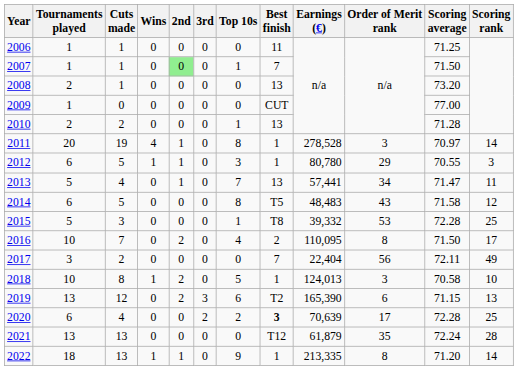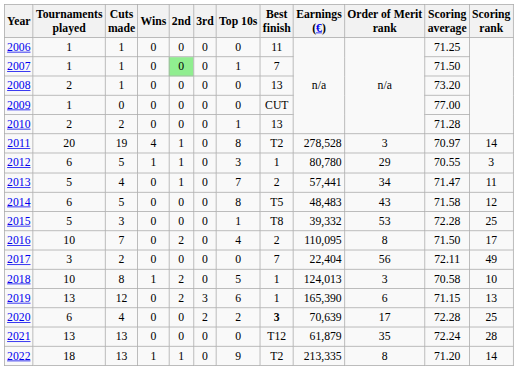(277, 143) 1 -> (277, 143) T2
(277, 182) 13 -> (277, 182) 2
(277, 298) T2 -> (277, 298) 1
(277, 356) 1 -> (277, 356) T2
